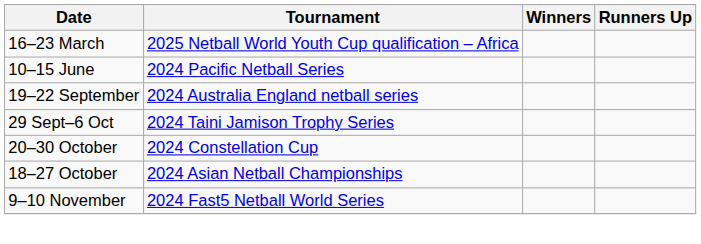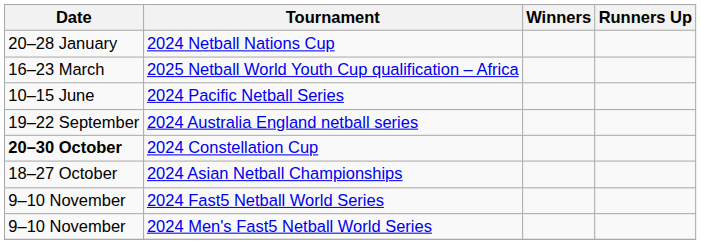+ row: (241, 43)
- row: (270, 122)
(63, 148) normal -> (65, 148) bold
+ row: (289, 226)
